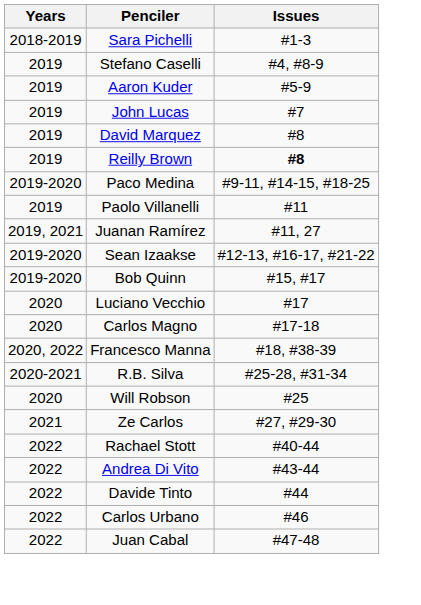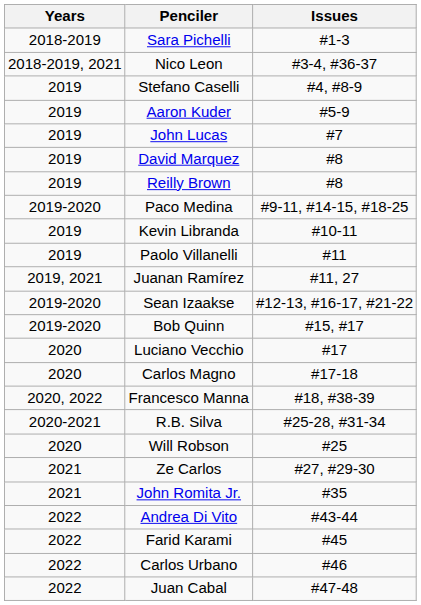+ row: (189, 64)
(296, 159) bold -> (335, 183) normal
+ row: (189, 231)
+ row: (189, 493)
- row: (150, 445)
- row: (150, 493)
+ row: (189, 541)
